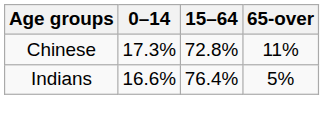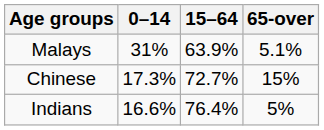+ row: (61, 49)
(212, 49) 72.8% -> (212, 79) 72.7%
(281, 49) 11% -> (281, 79) 15%
